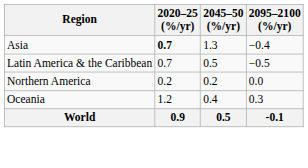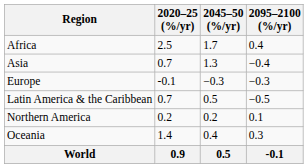+ row: (22, 44)
(165, 44) bold -> (165, 63) normal
+ row: (24, 81)
(256, 81) 0.0 -> (256, 117) 0.1
(165, 99) 1.2 -> (165, 136) 1.4
